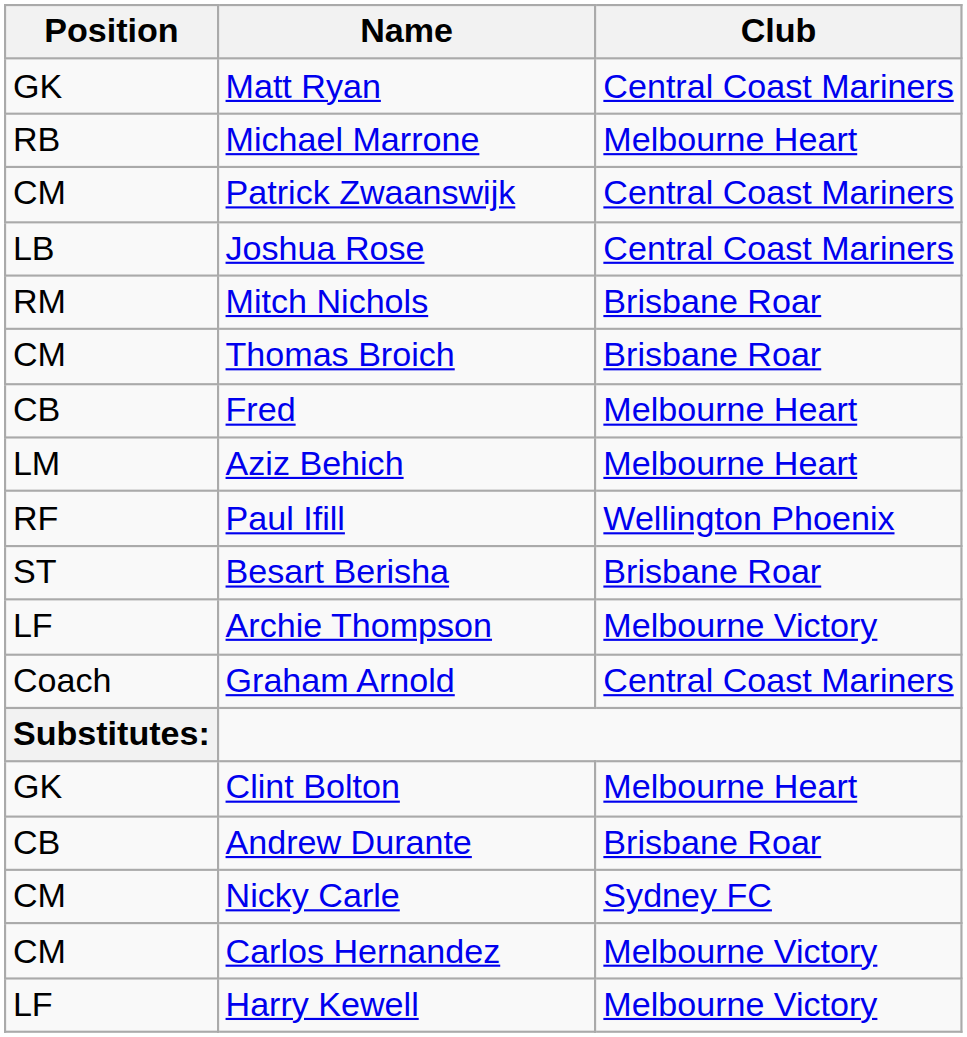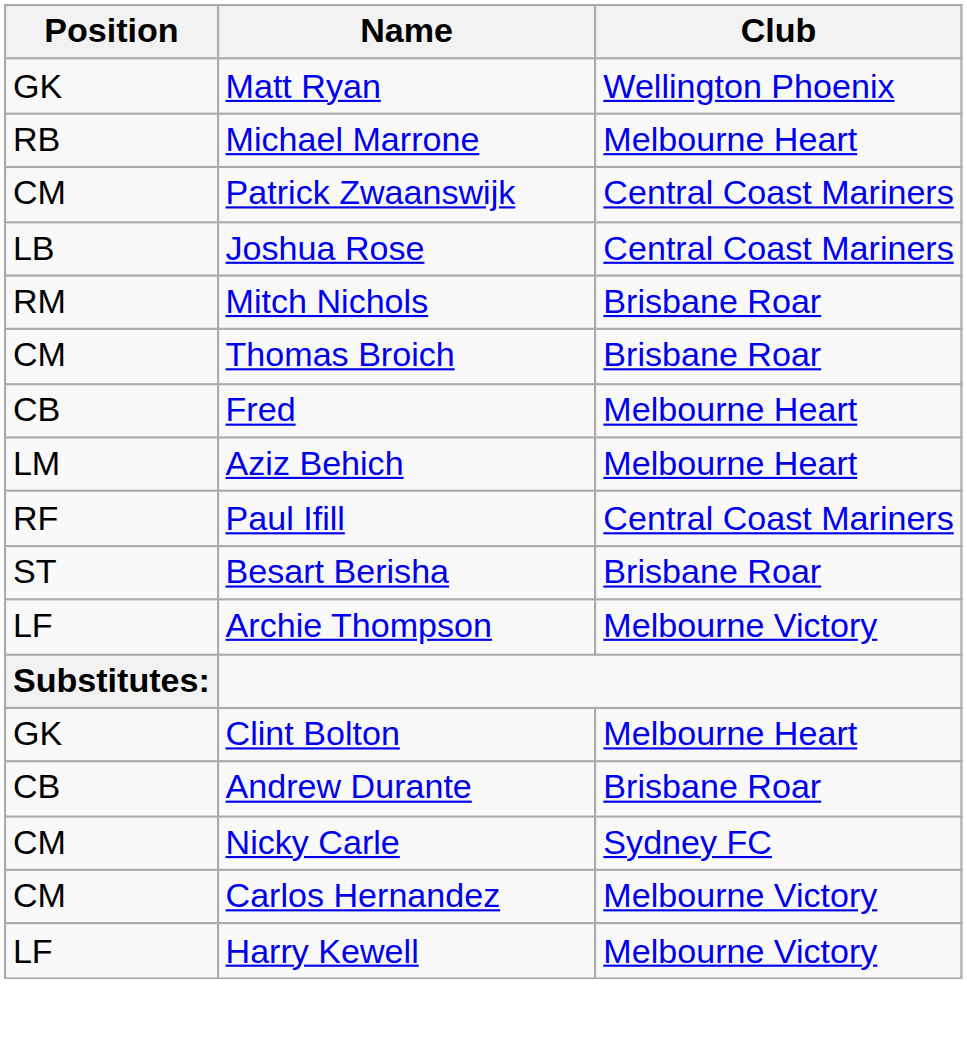(779, 85) Central Coast Mariners -> (749, 85) Wellington Phoenix
(749, 517) Wellington Phoenix -> (779, 517) Central Coast Mariners
- row: (340, 680)
